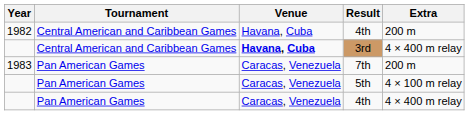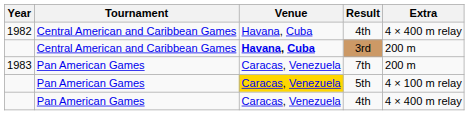(400, 31) 200 m -> (423, 31) 4 × 400 m relay
(423, 49) 4 × 400 m relay -> (400, 49) 200 m
(291, 84) no background -> (291, 84) gold background
